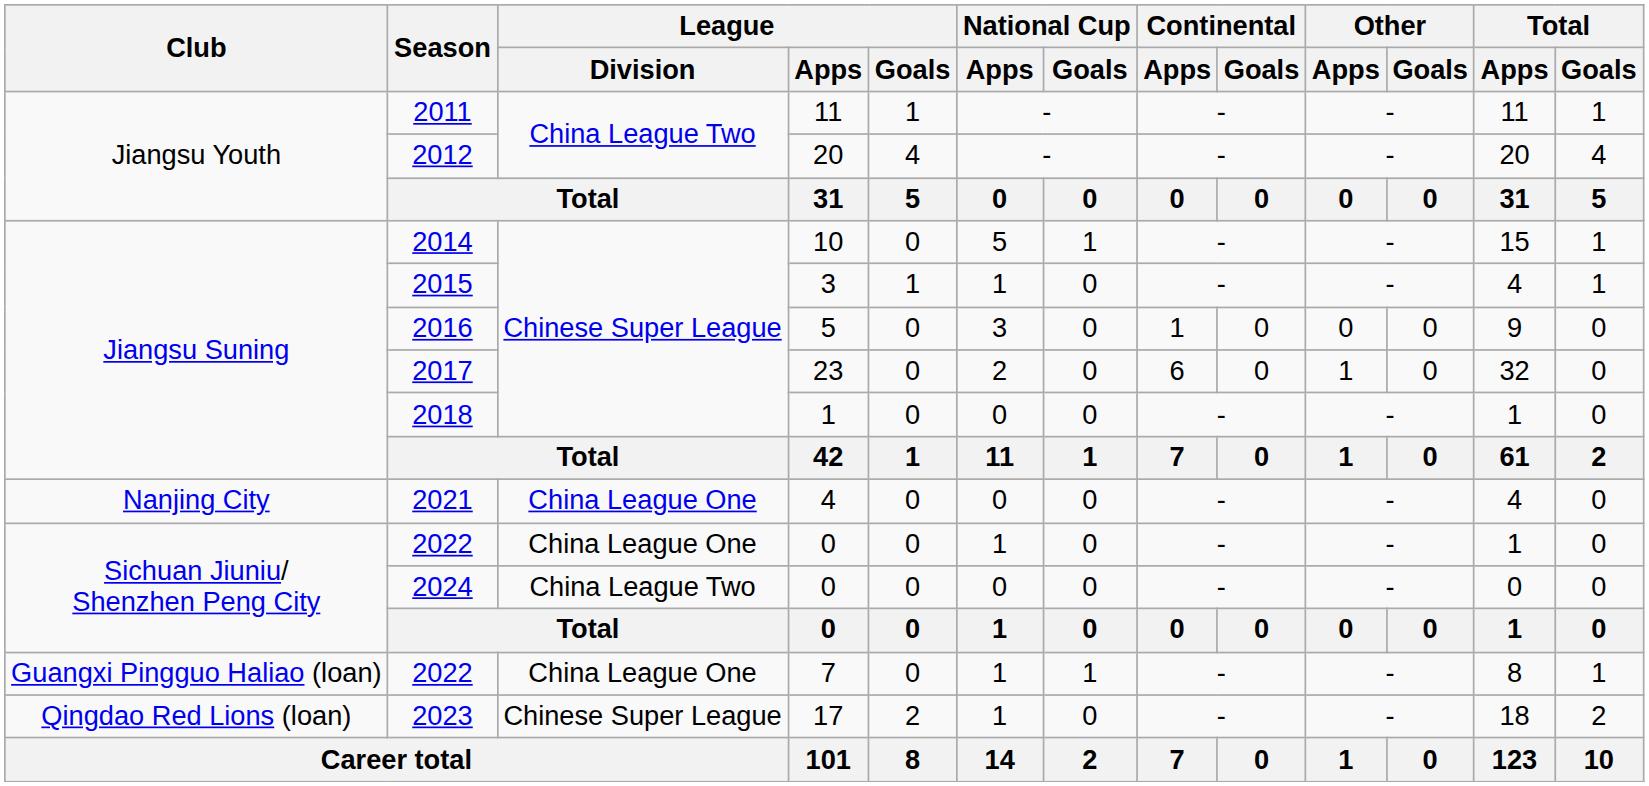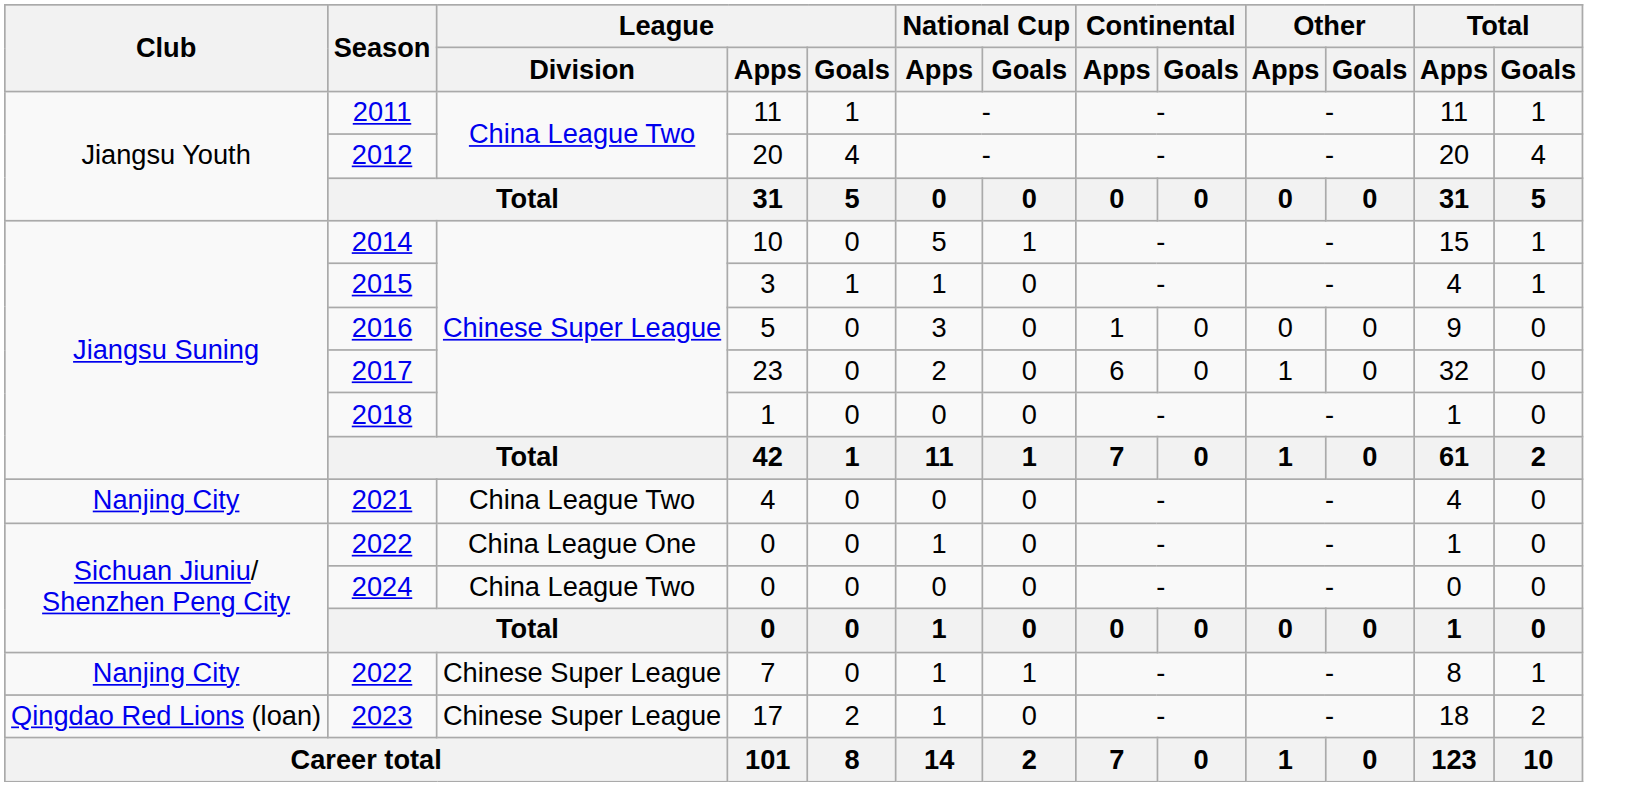(643, 500) China League One -> (582, 500) China League Two
(196, 673) Guangxi Pingguo Haliao (loan) -> (166, 673) Nanjing City
(643, 673) China League One -> (582, 673) Chinese Super League
